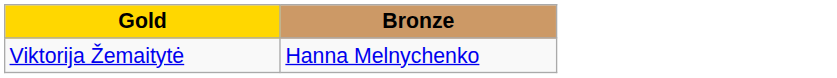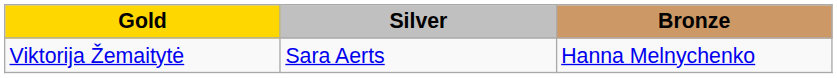+ column: (418, 21)
